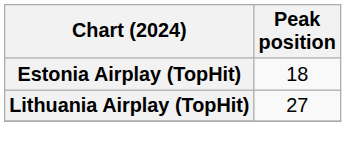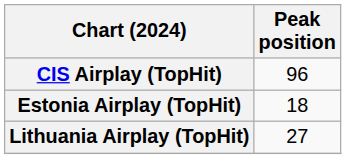+ row: (129, 74)
